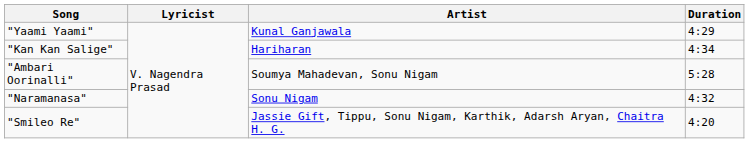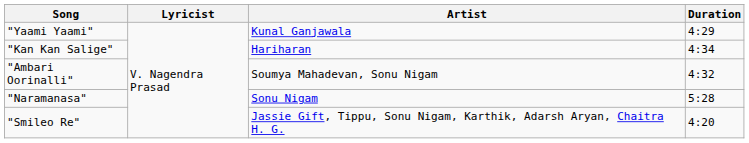(701, 74) 5:28 -> (701, 74) 4:32
(701, 98) 4:32 -> (701, 98) 5:28
